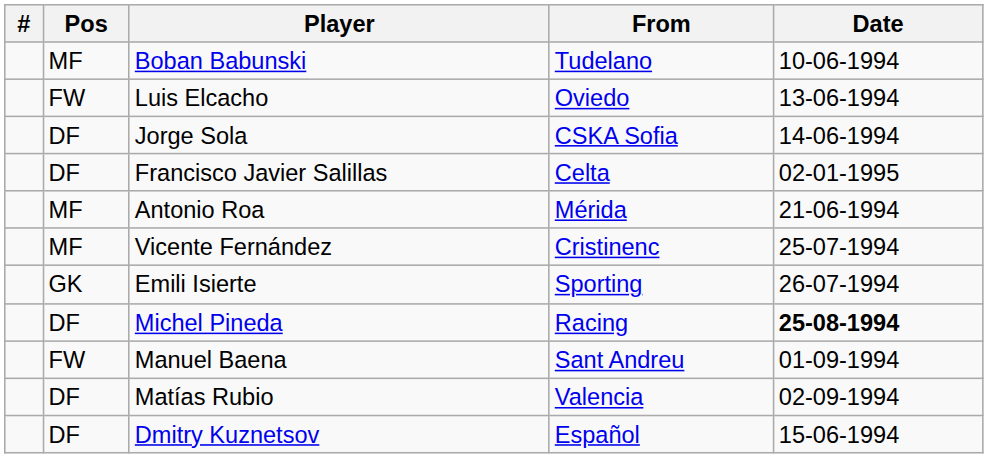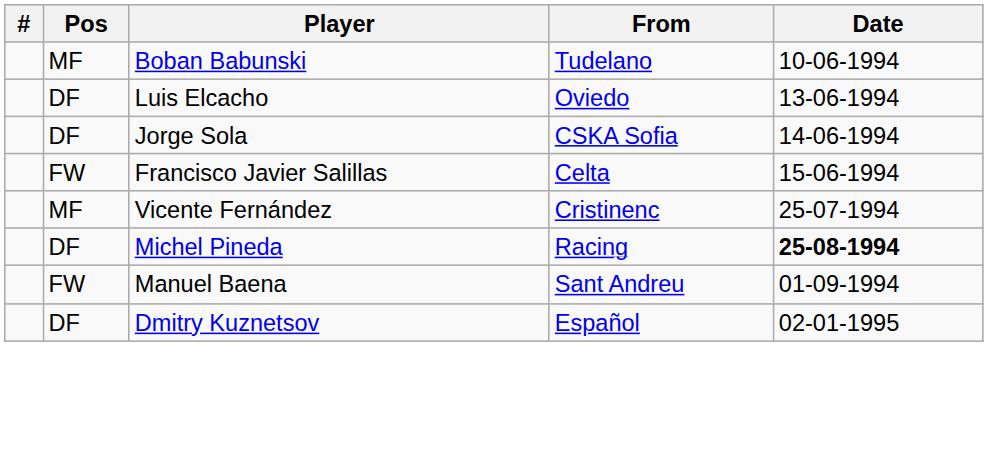(67, 98) FW -> (64, 98) DF
(64, 173) DF -> (67, 173) FW
(839, 173) 02-01-1995 -> (839, 173) 15-06-1994
- row: (200, 210)
- row: (196, 285)
- row: (204, 397)
(839, 434) 15-06-1994 -> (839, 322) 02-01-1995
